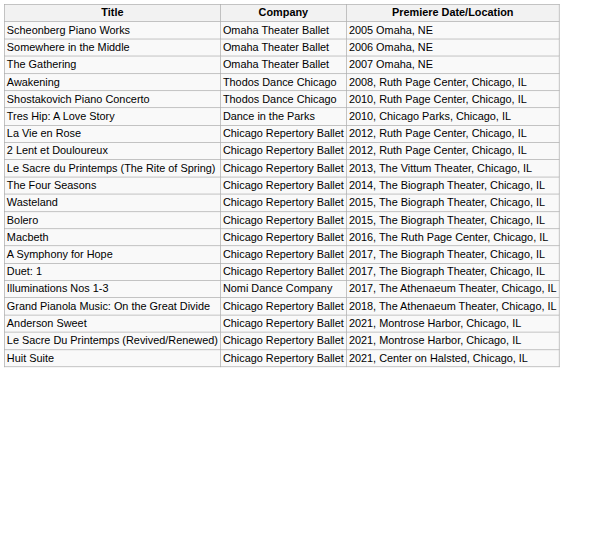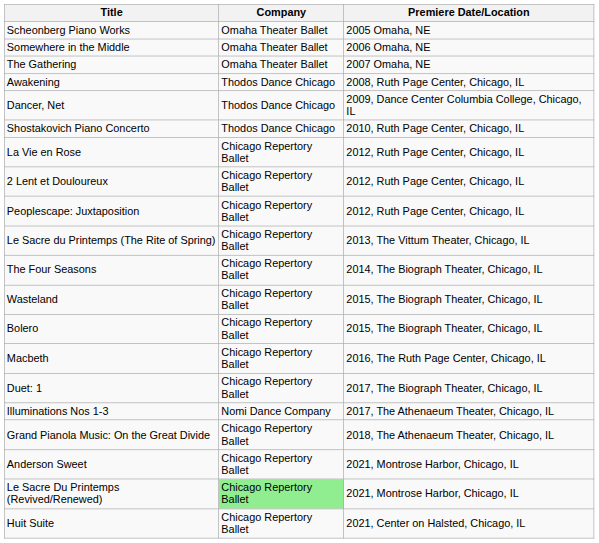+ row: (36, 105)
- row: (61, 116)
+ row: (73, 211)
- row: (60, 254)
(283, 340) no background -> (267, 493) lightgreen background
